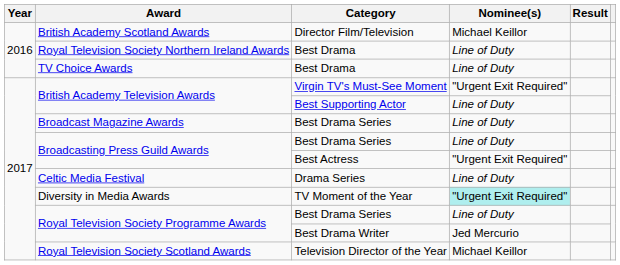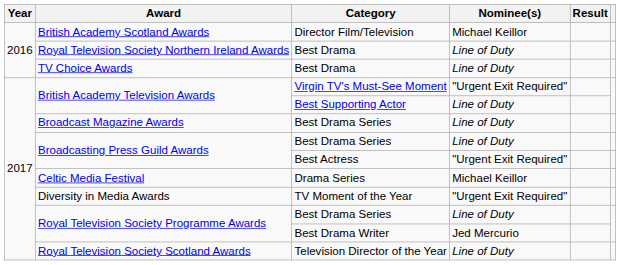(483, 178) Line of Duty -> (490, 178) Michael Keillor
(510, 196) paleturquoise background -> (510, 196) no background
(490, 251) Michael Keillor -> (483, 251) Line of Duty
